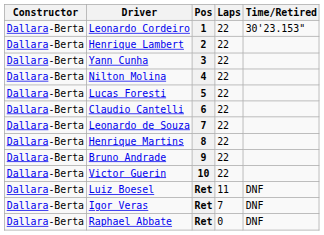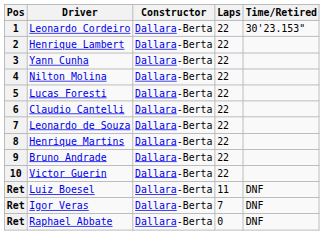columns swapped: (204, 12) <-> (45, 12)
